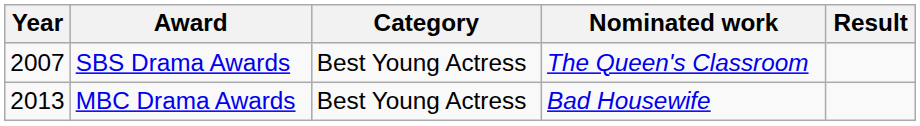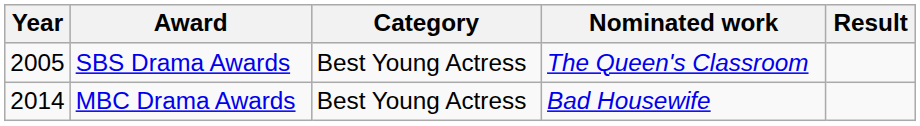(37, 62) 2007 -> (37, 62) 2005
(37, 100) 2013 -> (37, 100) 2014
